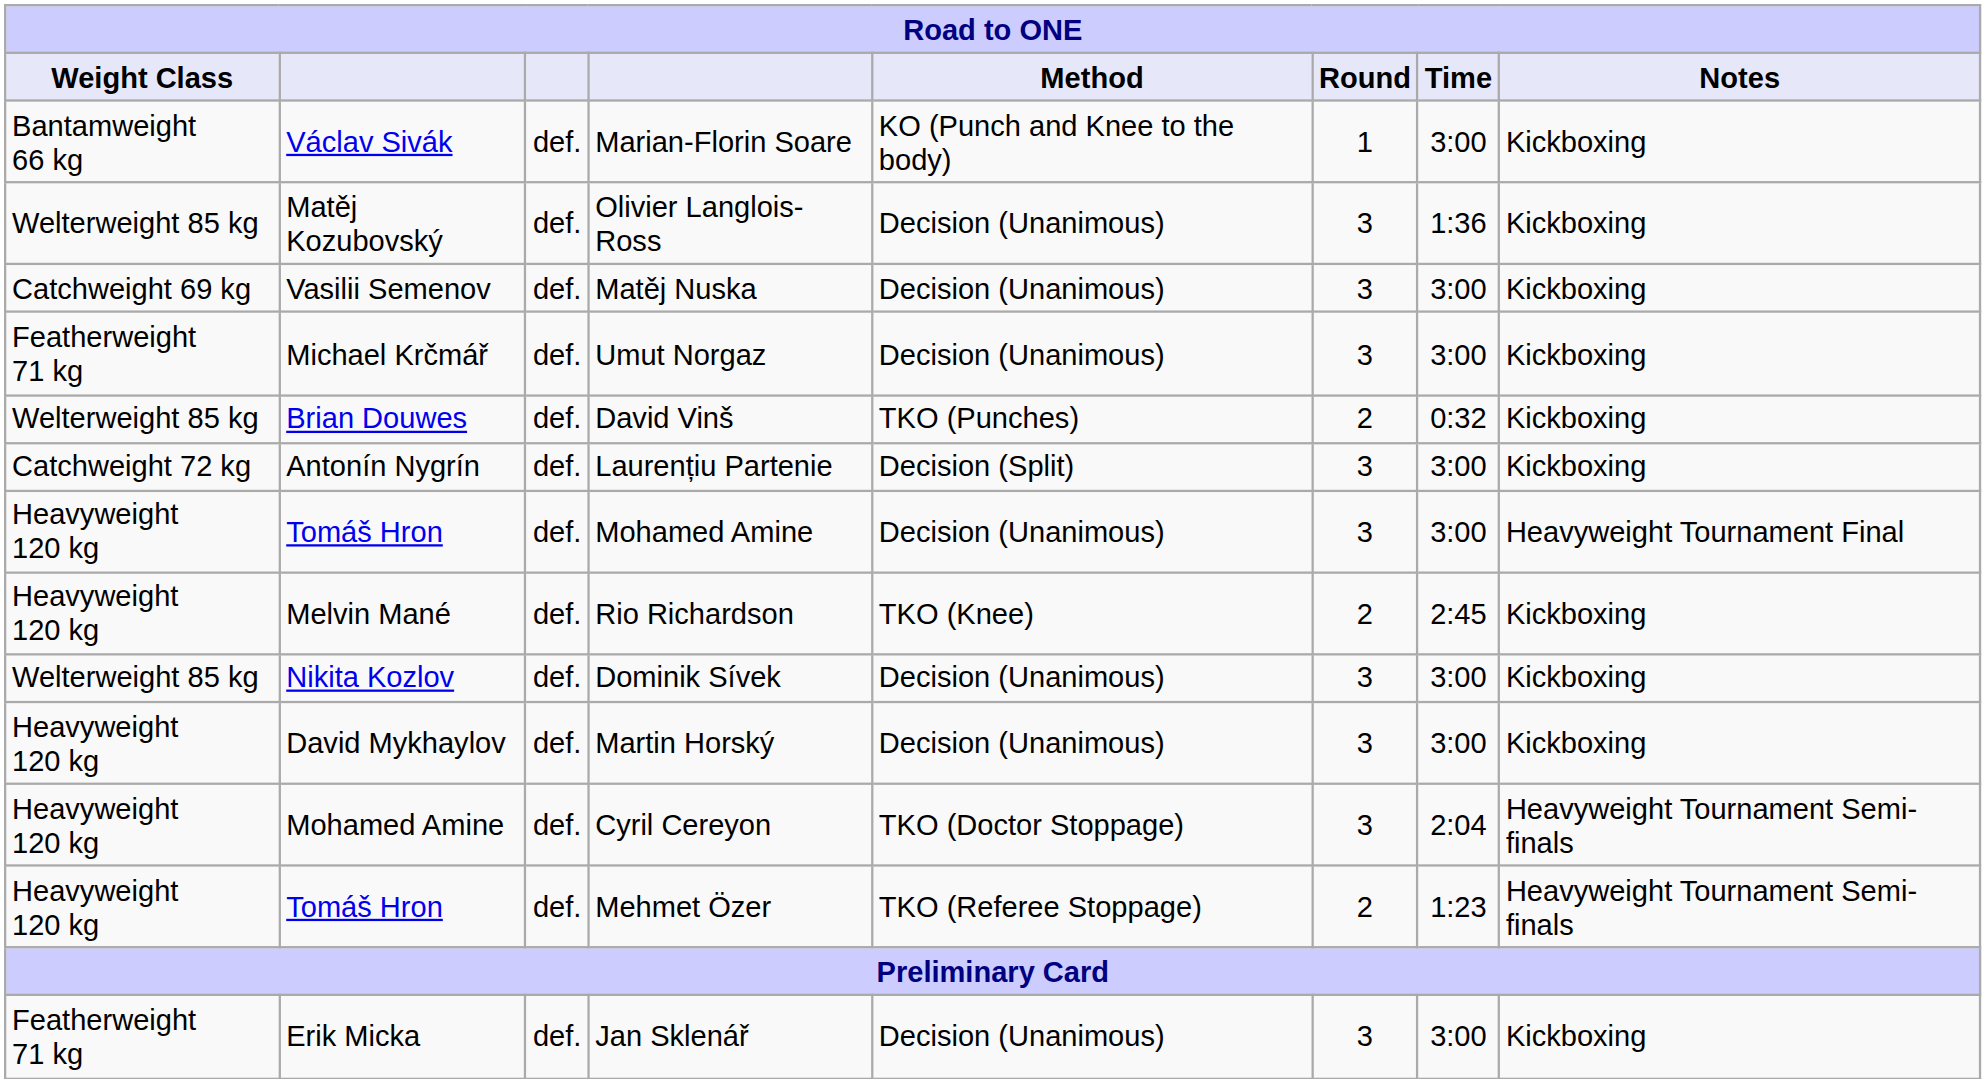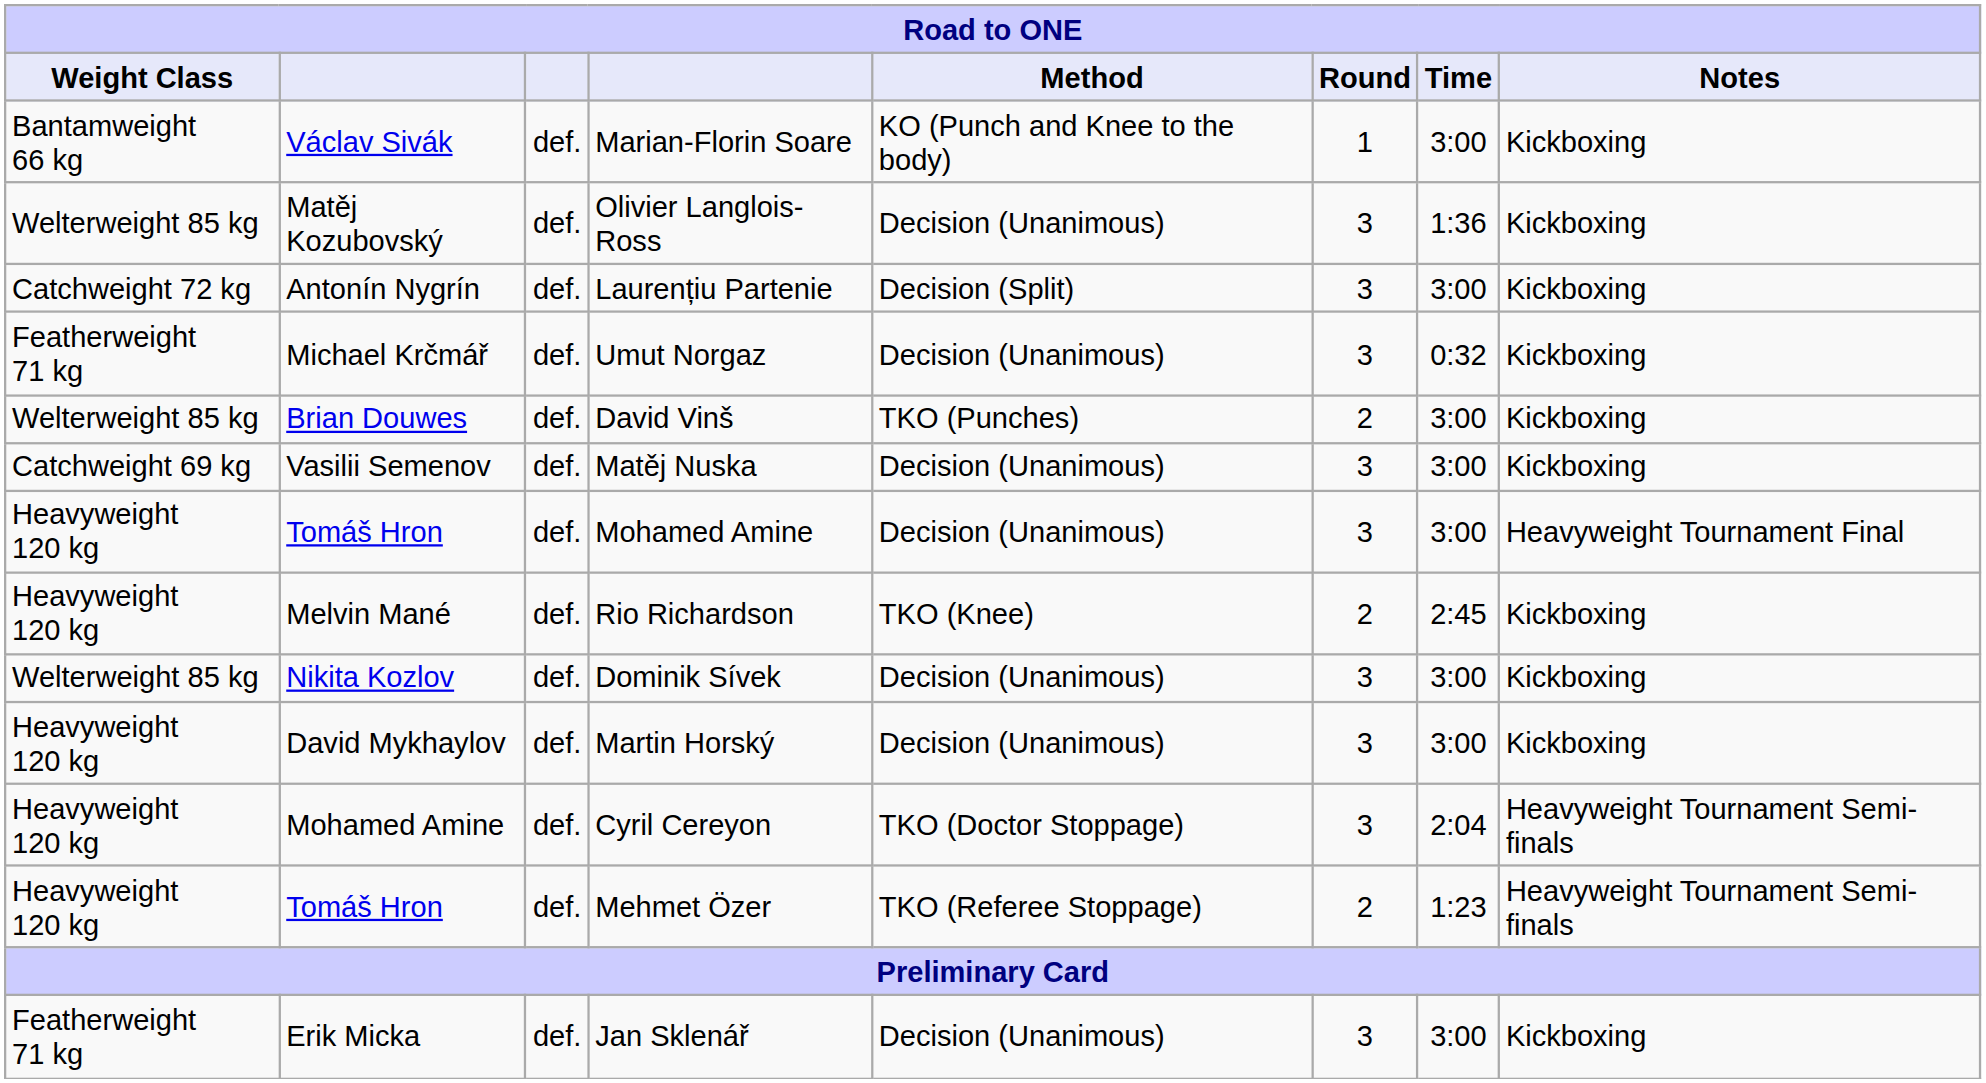rows swapped: (676, 289) <-> (714, 466)
(1458, 353) 3:00 -> (1458, 353) 0:32
(1458, 418) 0:32 -> (1458, 418) 3:00
